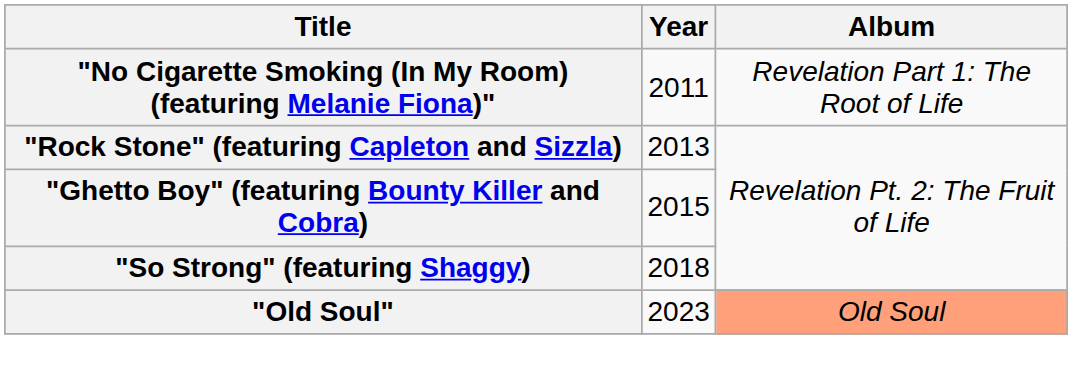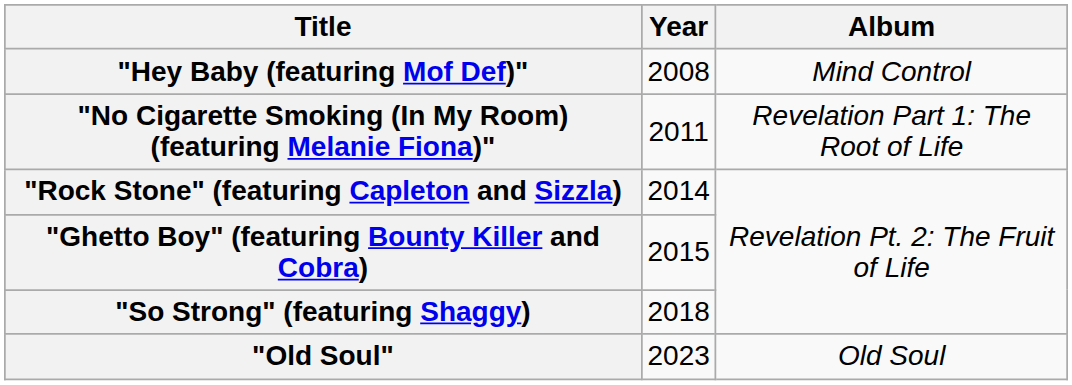+ row: (323, 71)
(679, 147) 2013 -> (679, 191) 2014
(892, 311) lightsalmon background -> (892, 356) no background
